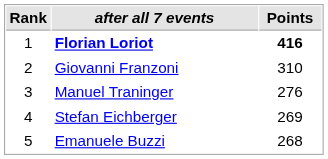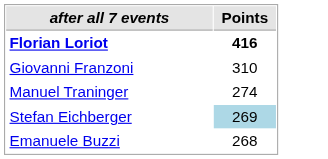- column: (28, 18)
(290, 92) 276 -> (245, 92) 274
(290, 117) no background -> (245, 117) lightblue background
